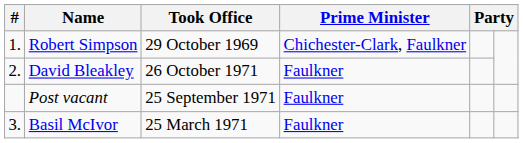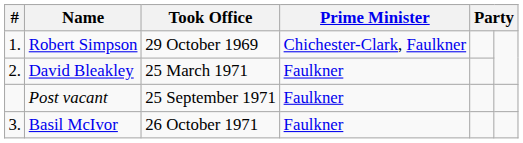(202, 71) 26 October 1971 -> (197, 71) 25 March 1971
(197, 124) 25 March 1971 -> (202, 124) 26 October 1971
